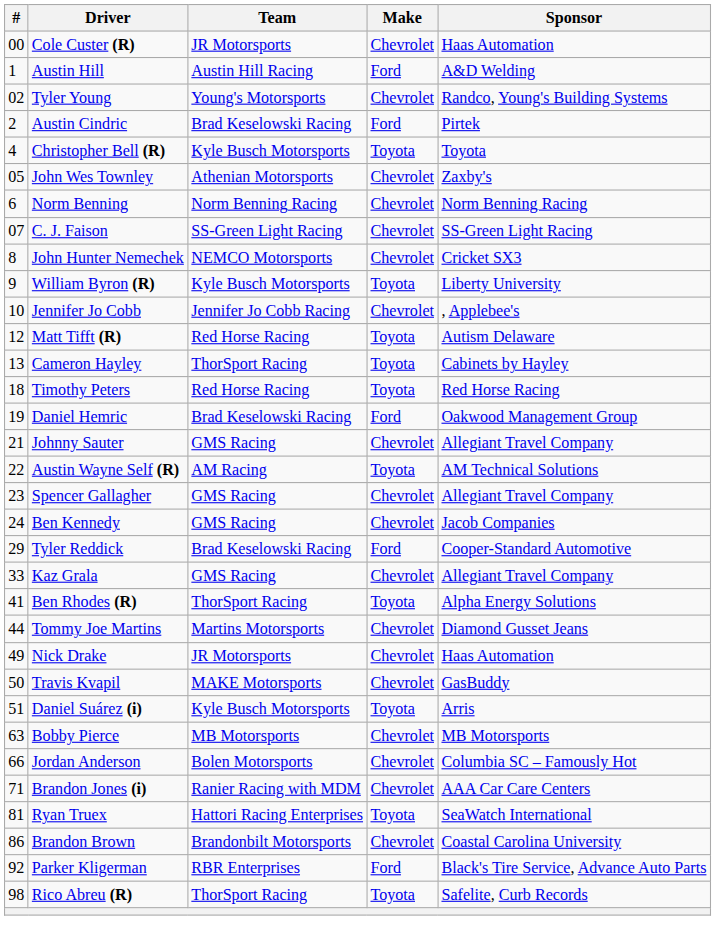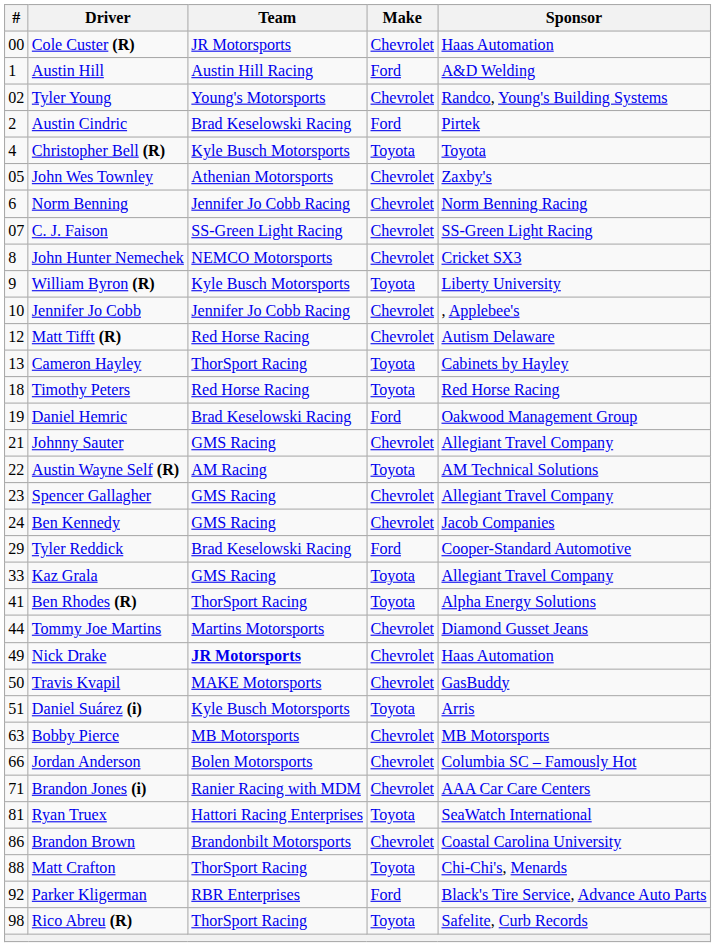(264, 203) Norm Benning Racing -> (271, 203) Jennifer Jo Cobb Racing
(393, 336) Toyota -> (402, 336) Chevrolet
(402, 575) Chevrolet -> (393, 575) Toyota
(241, 655) normal -> (246, 655) bold
+ row: (74, 868)
